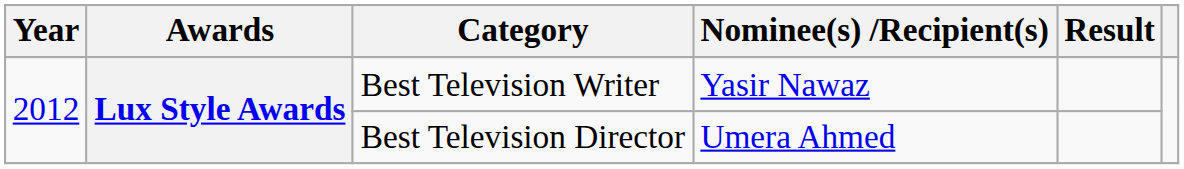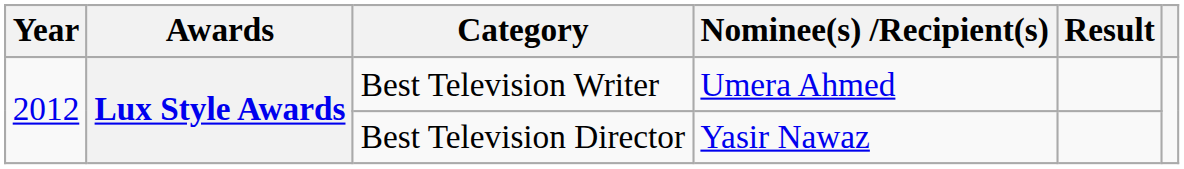(785, 83) Yasir Nawaz -> (798, 83) Umera Ahmed
(798, 136) Umera Ahmed -> (785, 136) Yasir Nawaz
